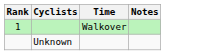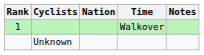+ column: (99, 12)
